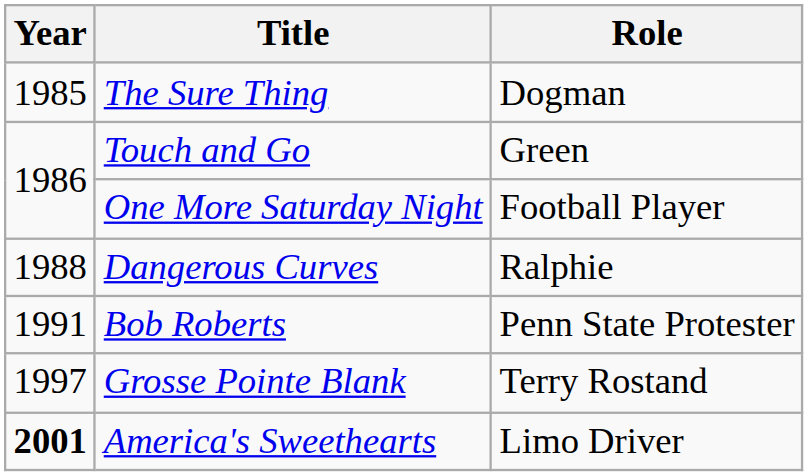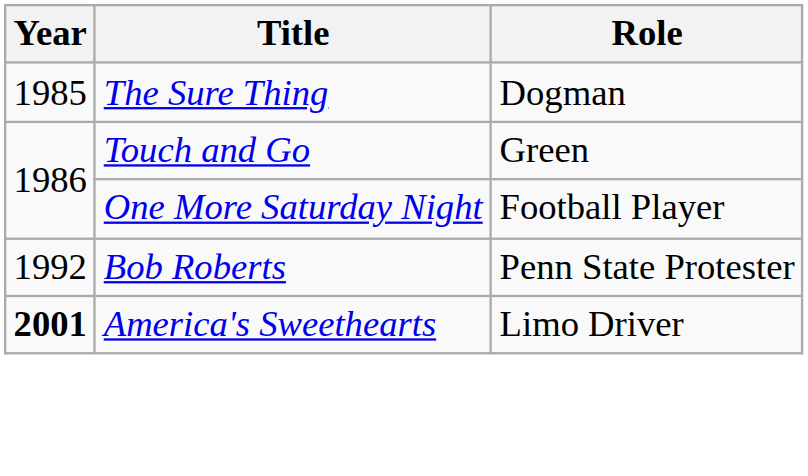- row: (241, 265)
(50, 324) 1991 -> (50, 265) 1992
- row: (255, 382)
